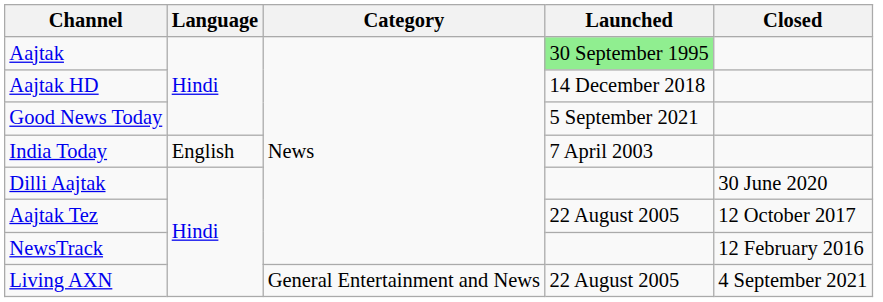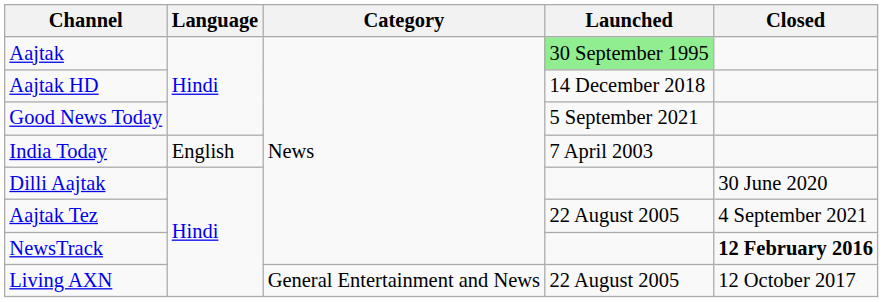(787, 215) 12 October 2017 -> (793, 215) 4 September 2021
(791, 248) normal -> (796, 248) bold
(793, 280) 4 September 2021 -> (787, 280) 12 October 2017
